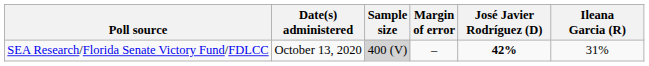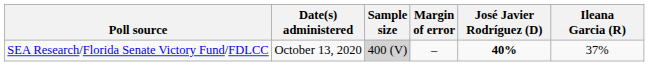(504, 50) 42% -> (504, 50) 40%
(597, 50) 31% -> (597, 50) 37%
